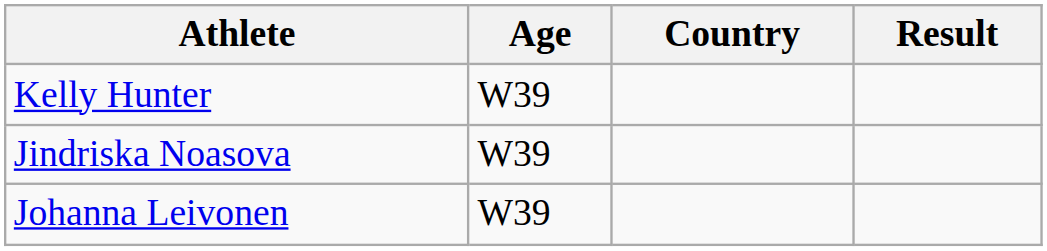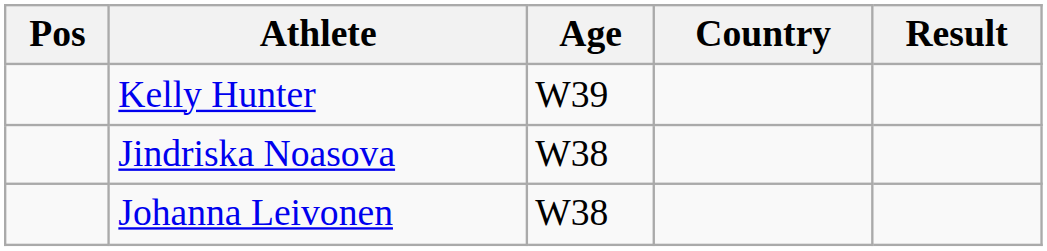+ column: (57, 34)
(514, 153) W39 -> (572, 153) W38
(514, 213) W39 -> (572, 213) W38
